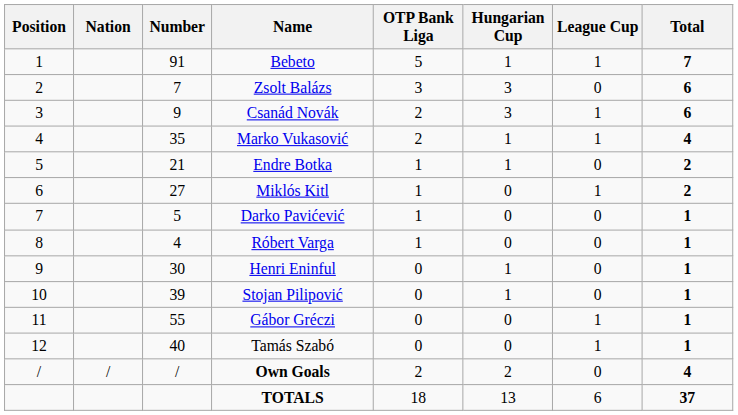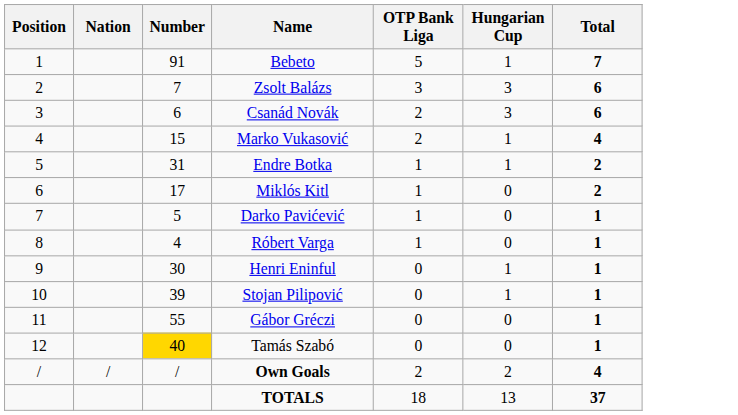- column: (598, 26)
(177, 113) 9 -> (177, 113) 6
(177, 139) 35 -> (177, 139) 15
(177, 165) 21 -> (177, 165) 31
(177, 191) 27 -> (177, 191) 17
(177, 345) no background -> (177, 345) gold background
